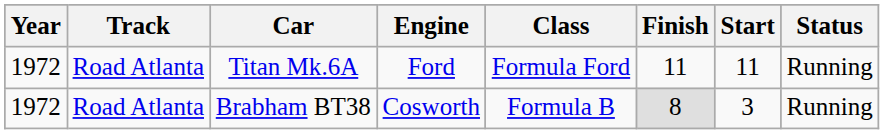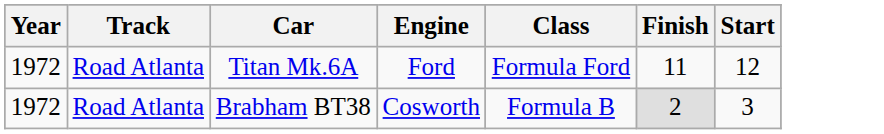- column: (830, 25)
(748, 66) 11 -> (748, 66) 12
(675, 108) 8 -> (675, 108) 2
